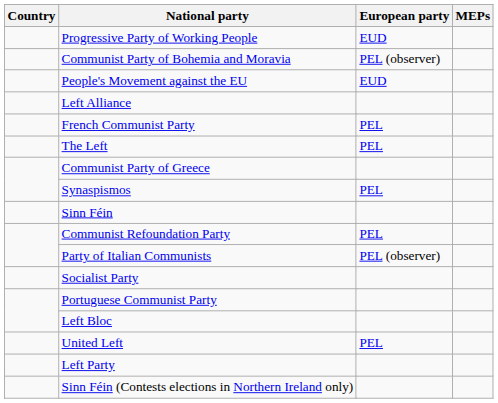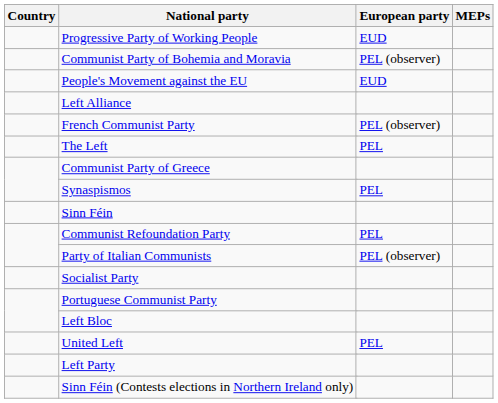(371, 125) PEL -> (400, 125) PEL (observer)
